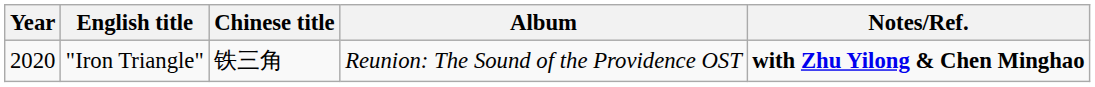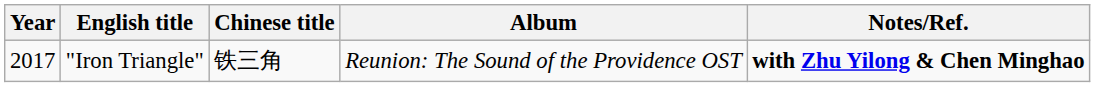(33, 60) 2020 -> (33, 60) 2017
